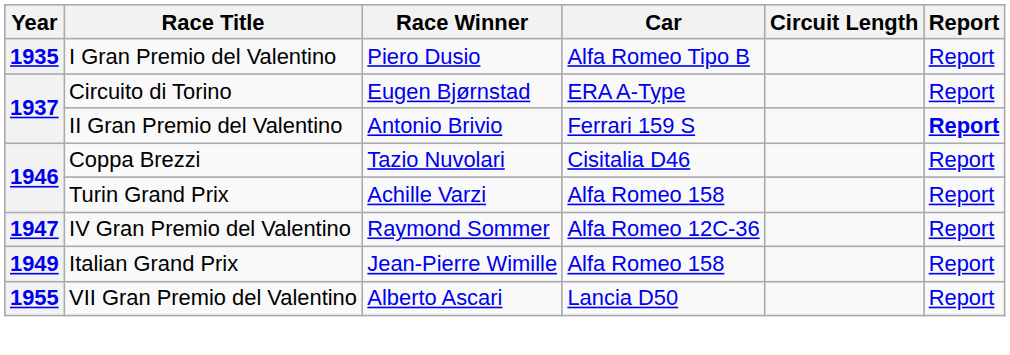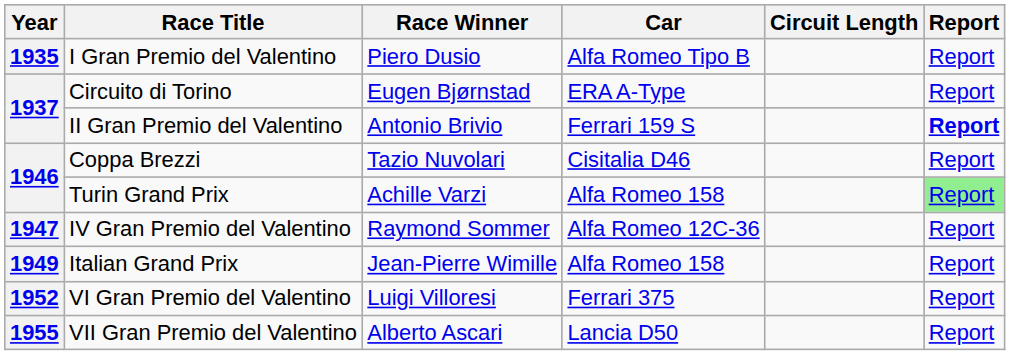(962, 194) no background -> (962, 194) lightgreen background
+ row: (210, 298)
